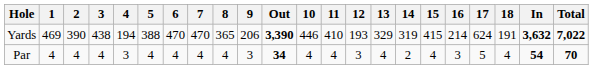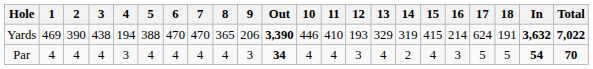(507, 54) 4 -> (507, 54) 5
